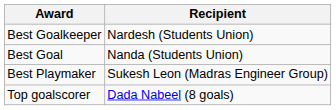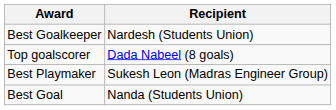rows swapped: (35, 54) <-> (49, 94)
